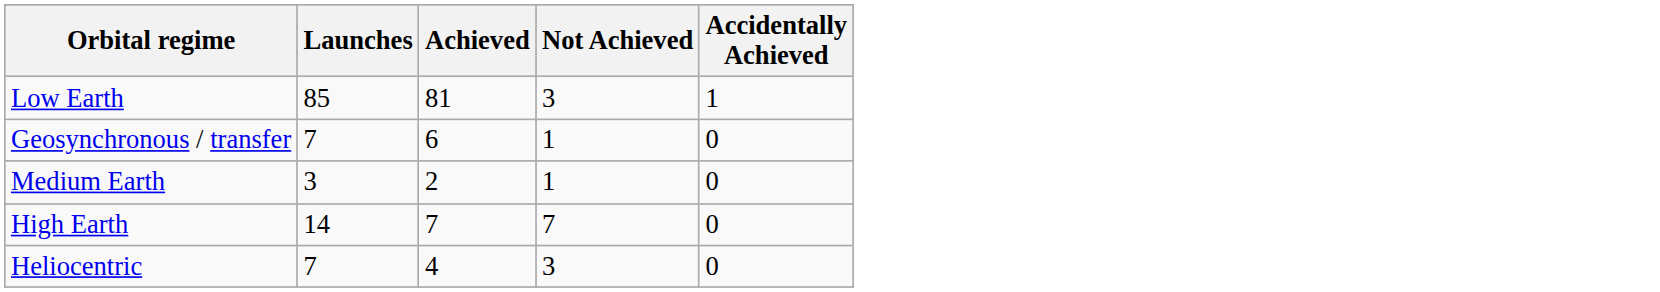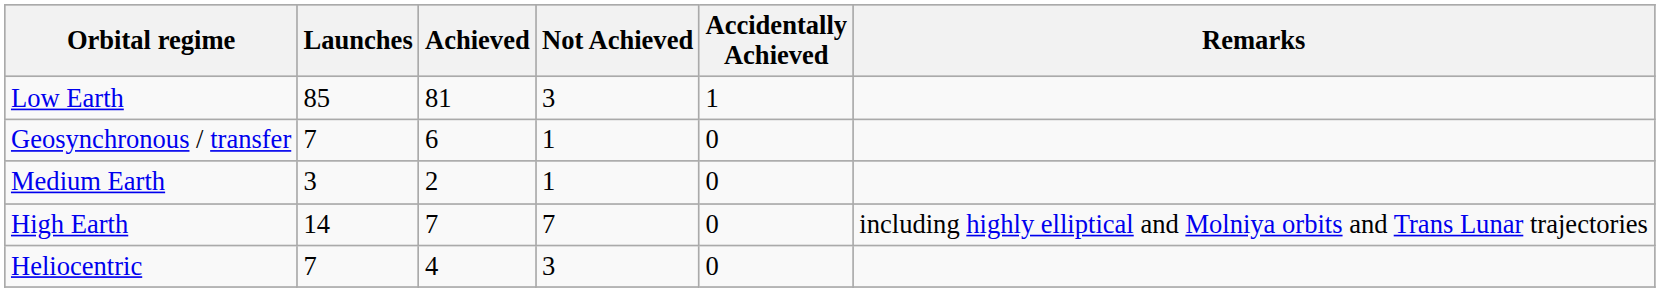+ column: (1254, 40)
